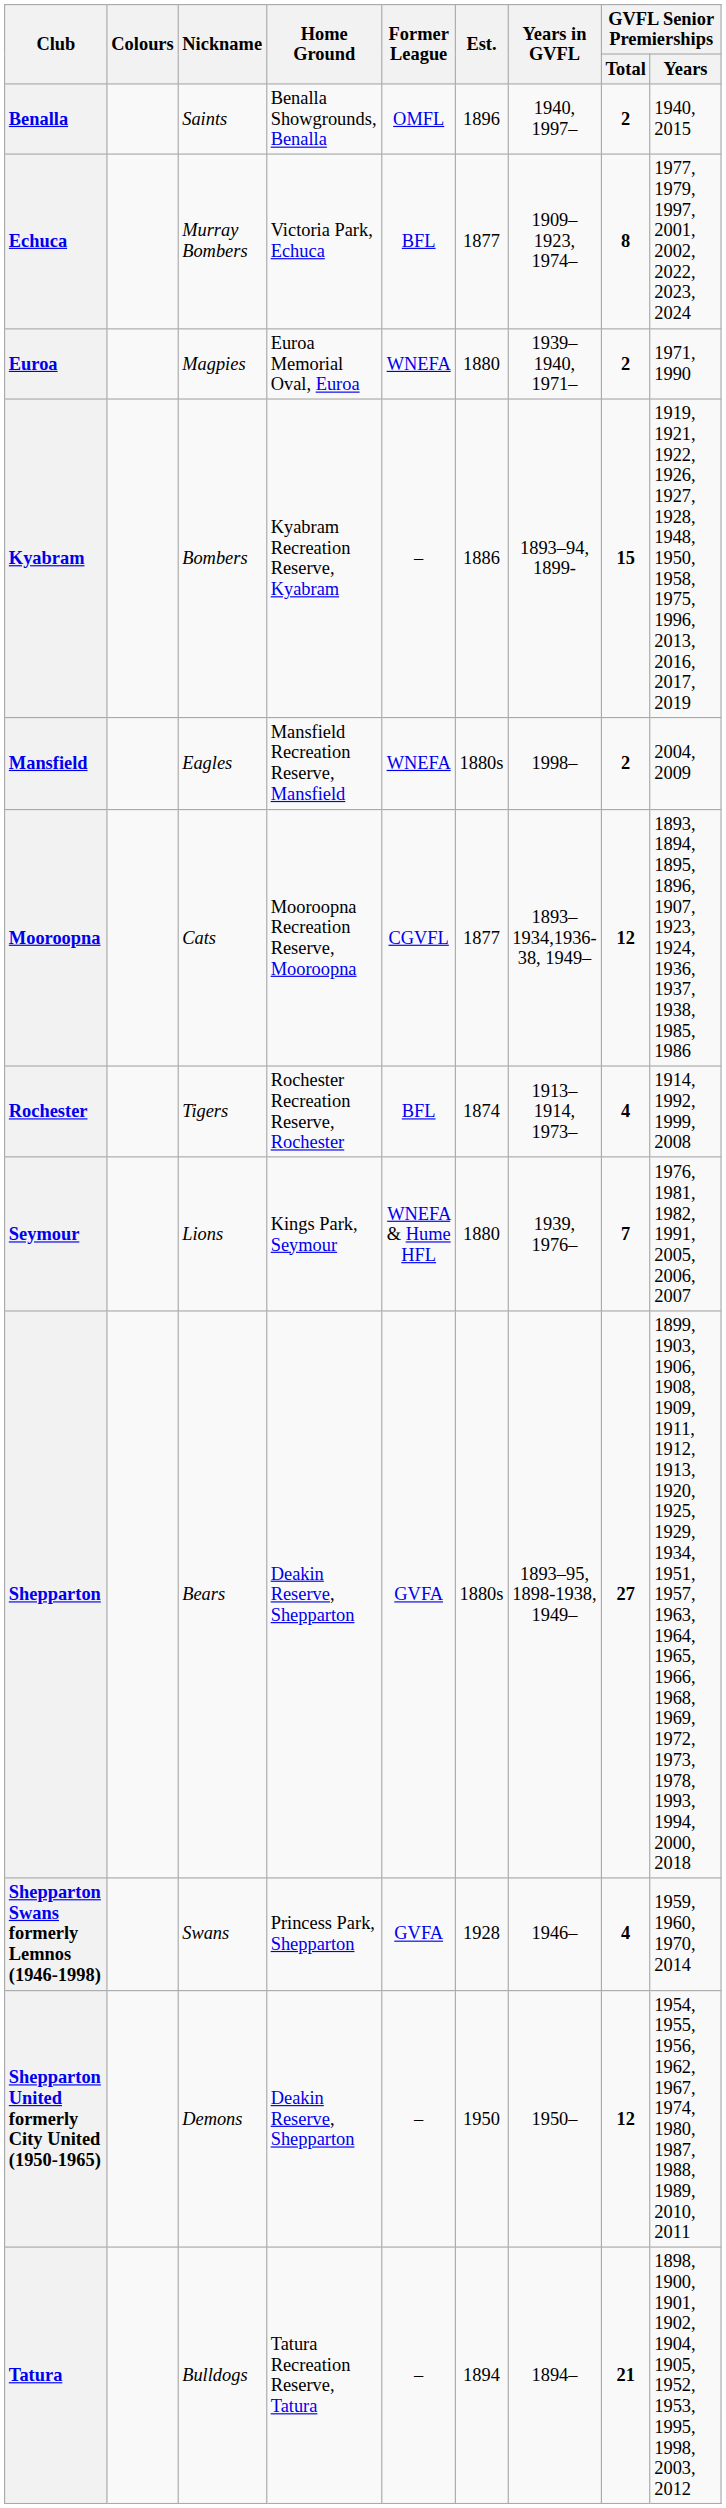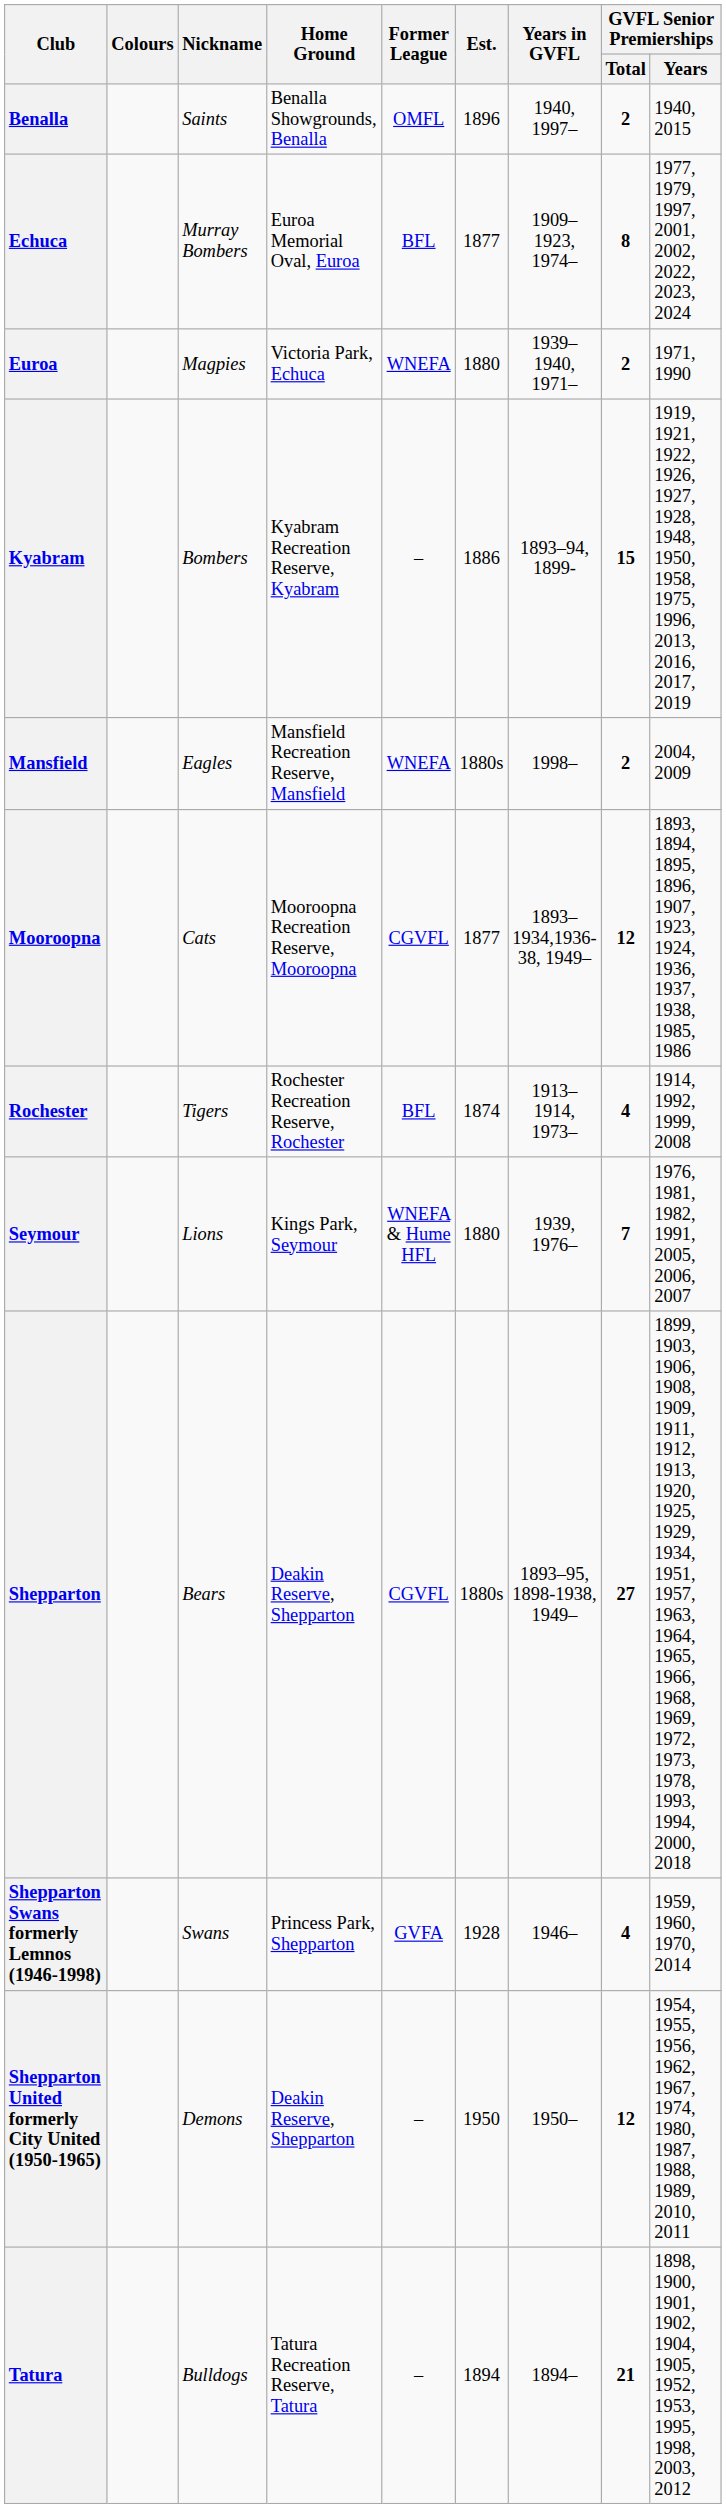(322, 241) Victoria Park, Echuca -> (315, 241) Euroa Memorial Oval, Euroa
(315, 363) Euroa Memorial Oval, Euroa -> (322, 363) Victoria Park, Echuca
(419, 1594) GVFA -> (419, 1594) CGVFL
